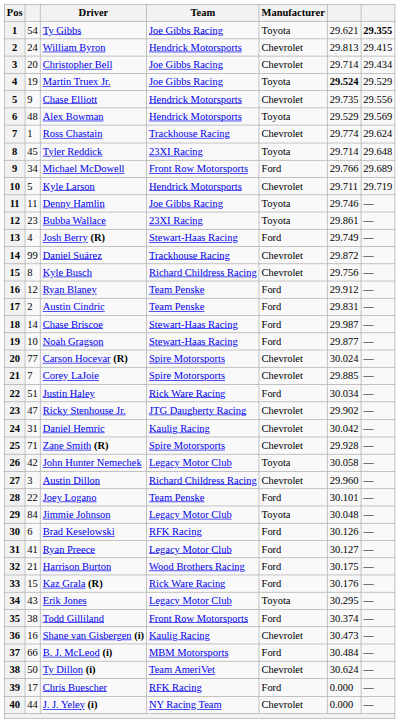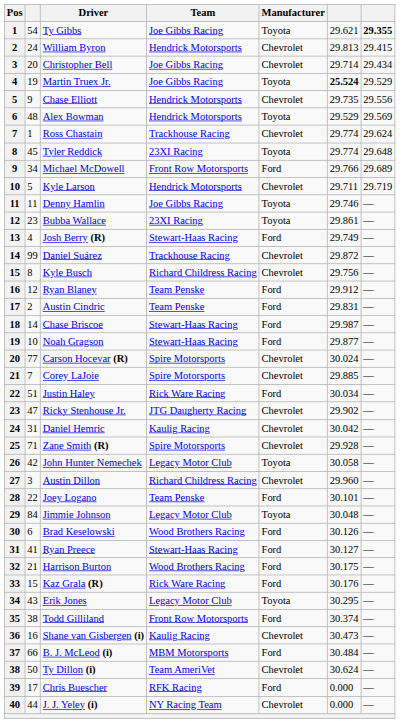(344, 82) 29.524 -> (344, 82) 25.524
(344, 151) 29.714 -> (344, 151) 29.774
(175, 532) RFK Racing -> (197, 532) Wood Brothers Racing
(190, 549) Legacy Motor Club -> (193, 549) Stewart-Haas Racing
